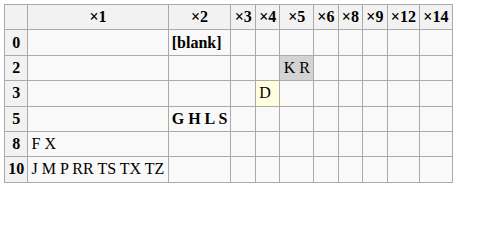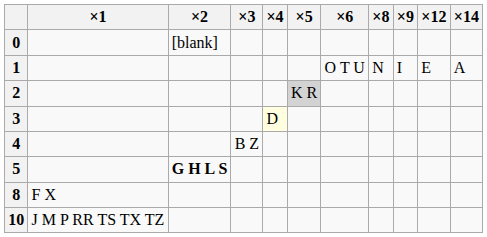(197, 42) bold -> (195, 42) normal
+ row: (16, 67)
+ row: (16, 144)
